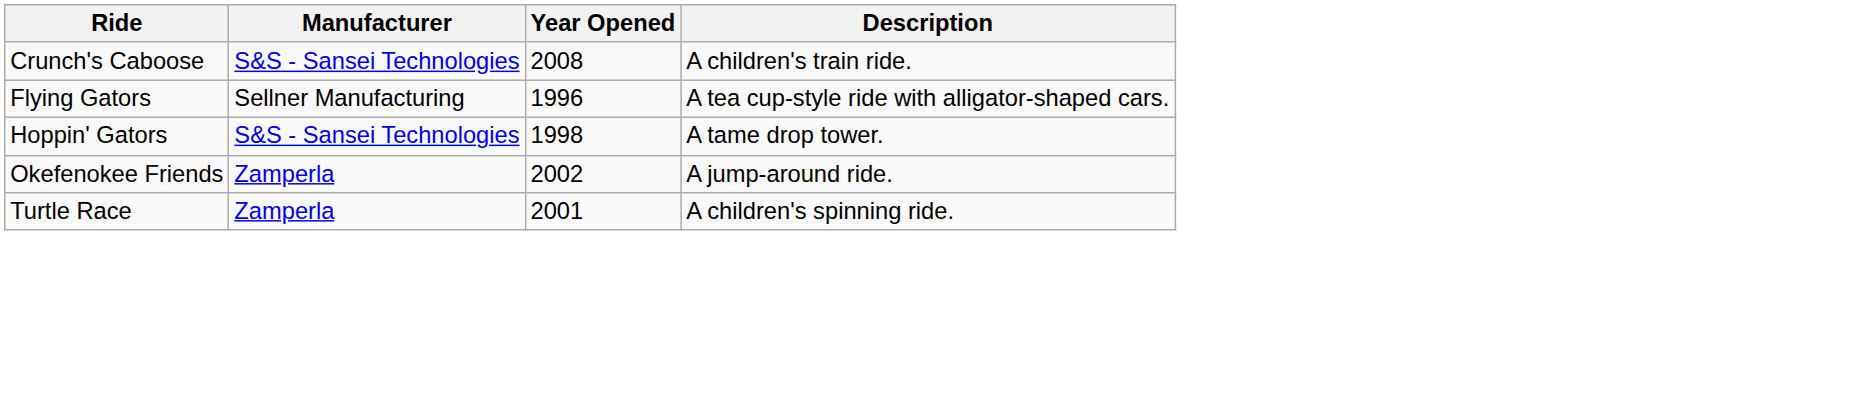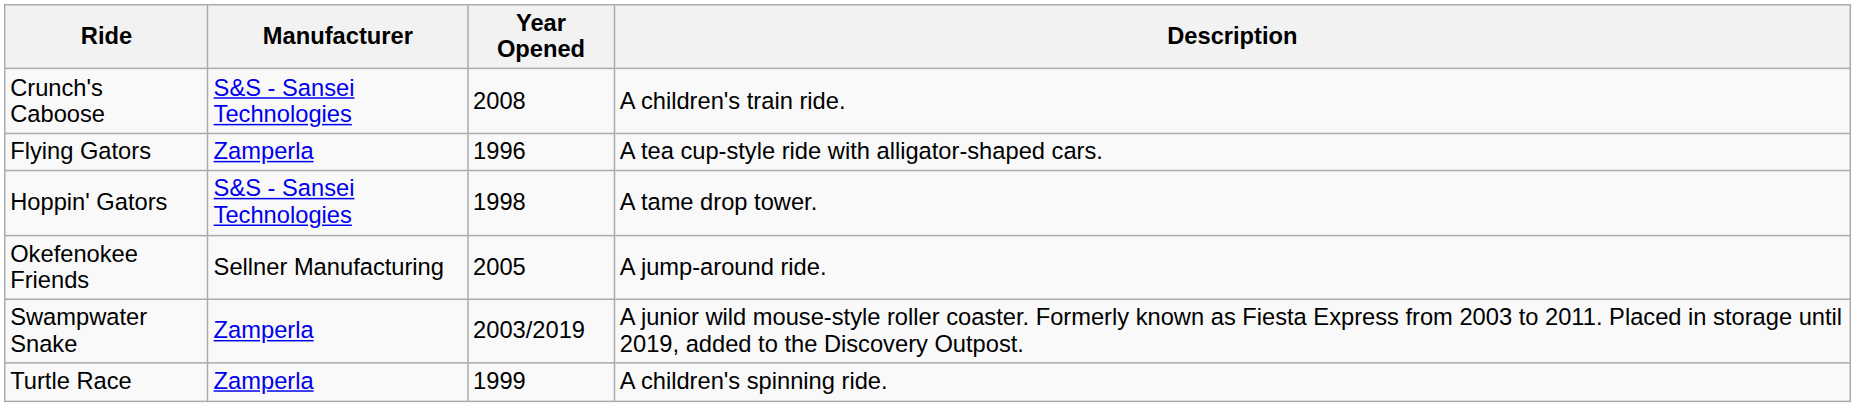(350, 98) Sellner Manufacturing -> (264, 151) Zamperla
(284, 173) Zamperla -> (329, 266) Sellner Manufacturing
(557, 173) 2002 -> (499, 266) 2005
+ row: (79, 330)
(557, 211) 2001 -> (499, 381) 1999
